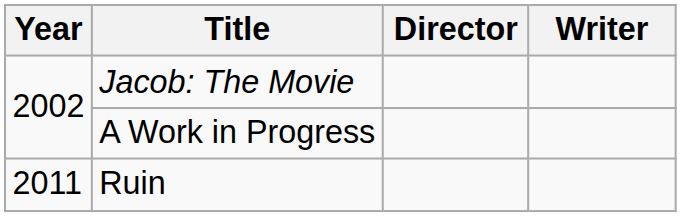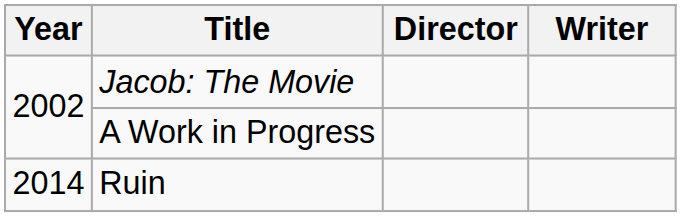(47, 183) 2011 -> (48, 183) 2014
